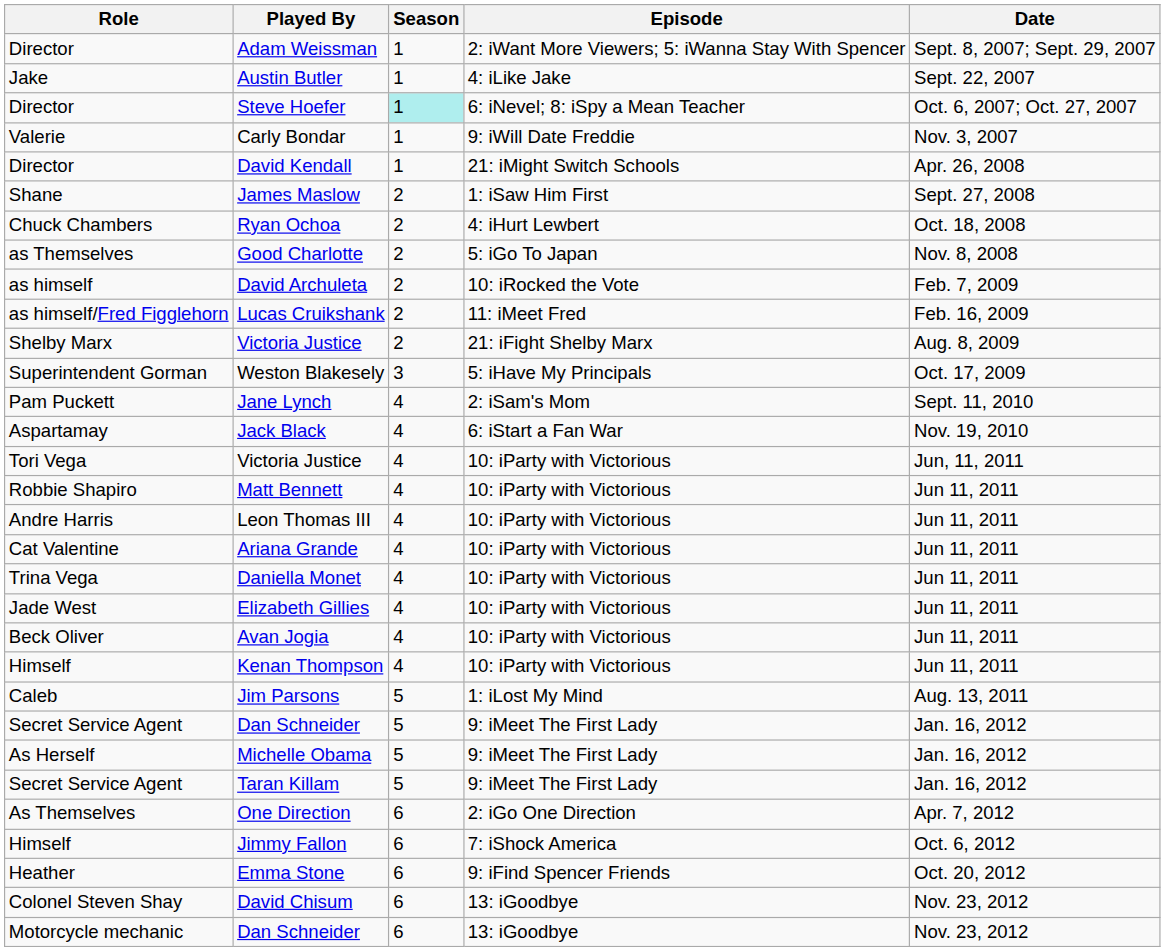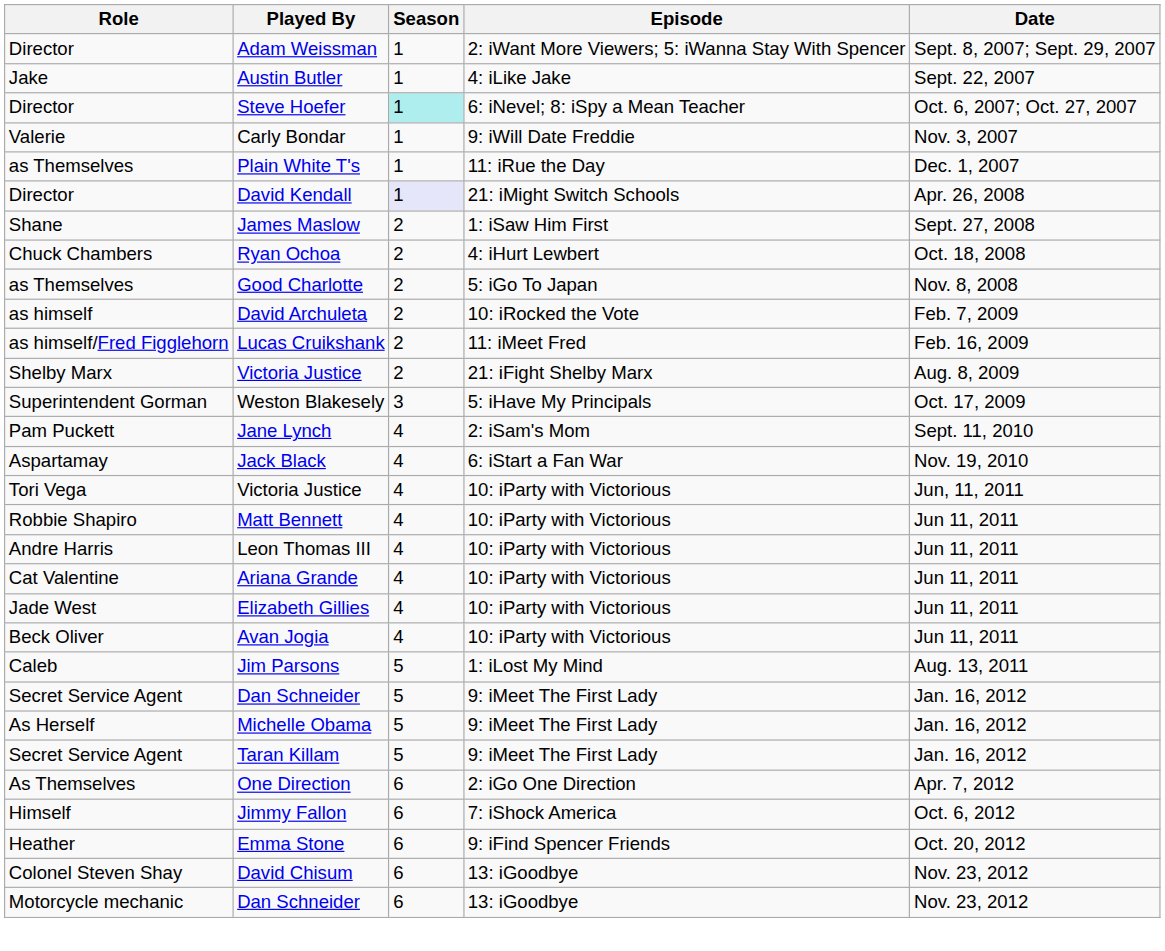+ row: (71, 166)
(398, 166) no background -> (398, 195) lavender background
- row: (53, 578)
- row: (40, 666)
